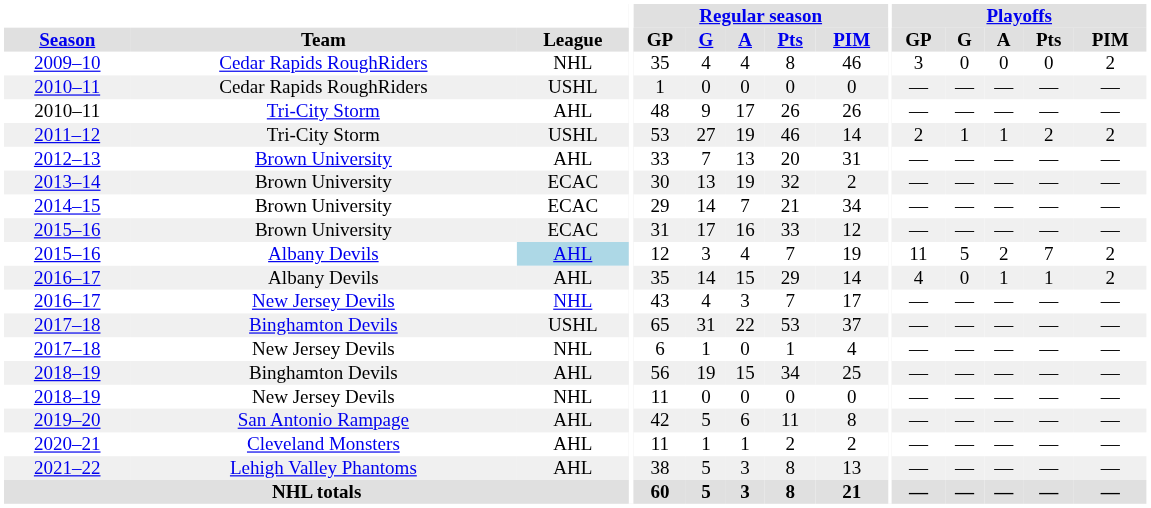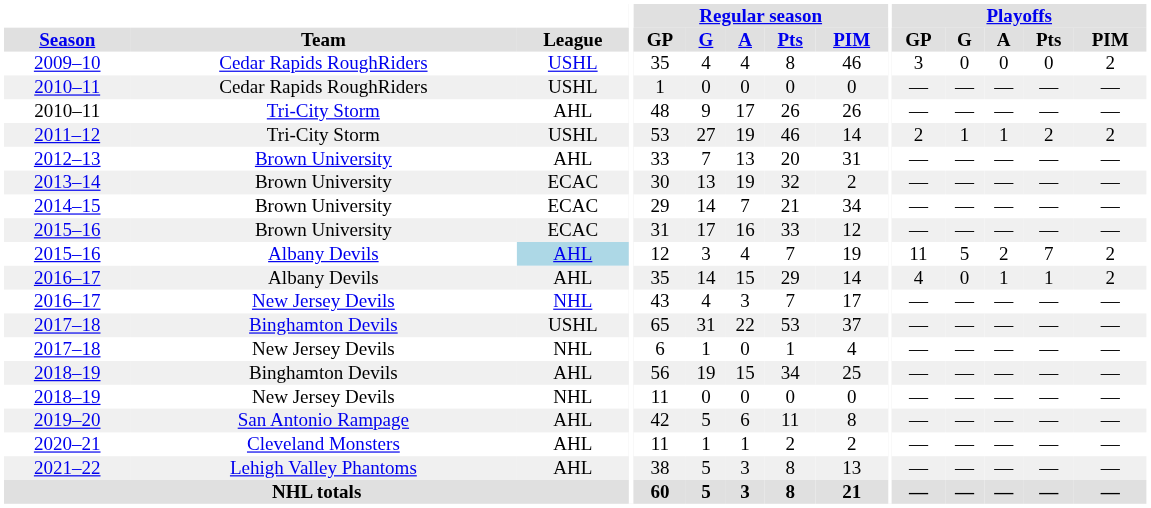(573, 63) NHL -> (573, 63) USHL
